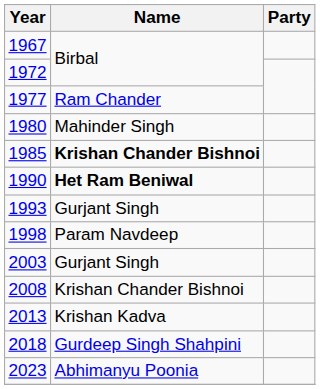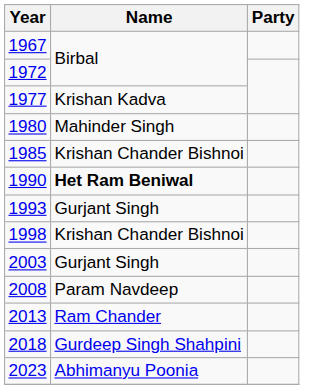(108, 99) Ram Chander -> (110, 99) Krishan Kadva
(157, 153) bold -> (149, 153) normal
(116, 235) Param Navdeep -> (149, 235) Krishan Chander Bishnoi
(149, 289) Krishan Chander Bishnoi -> (116, 289) Param Navdeep
(110, 316) Krishan Kadva -> (108, 316) Ram Chander
